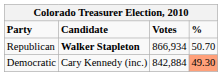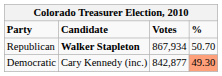(169, 46) 866,934 -> (169, 46) 867,934
(169, 63) 842,884 -> (169, 63) 842,877
